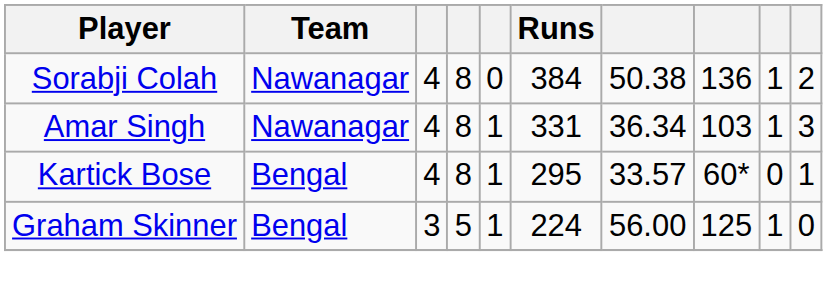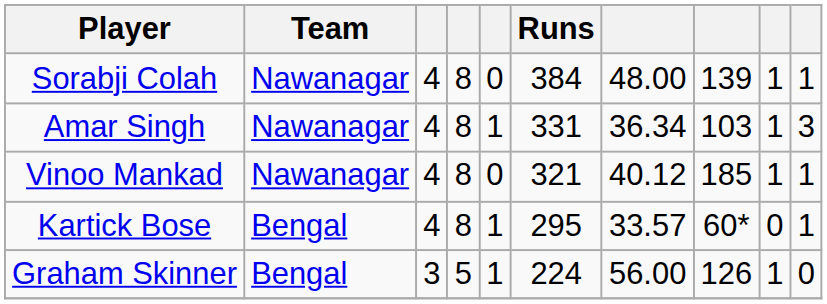(648, 77) 50.38 -> (648, 77) 48.00
(726, 77) 136 -> (726, 77) 139
(806, 77) 2 -> (806, 77) 1
+ row: (125, 175)
(726, 224) 125 -> (726, 273) 126
